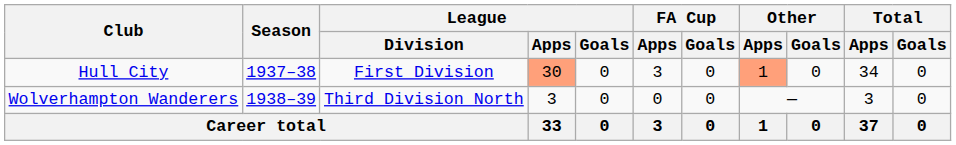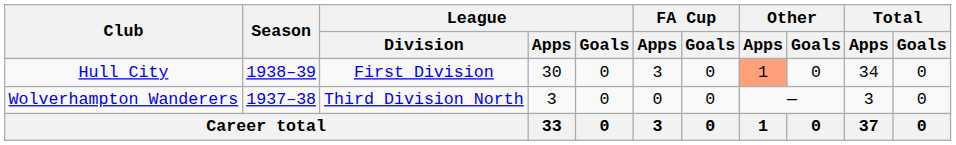(281, 72) 1937–38 -> (281, 72) 1938–39
(552, 72) lightsalmon background -> (552, 72) no background
(281, 100) 1938–39 -> (281, 100) 1937–38
